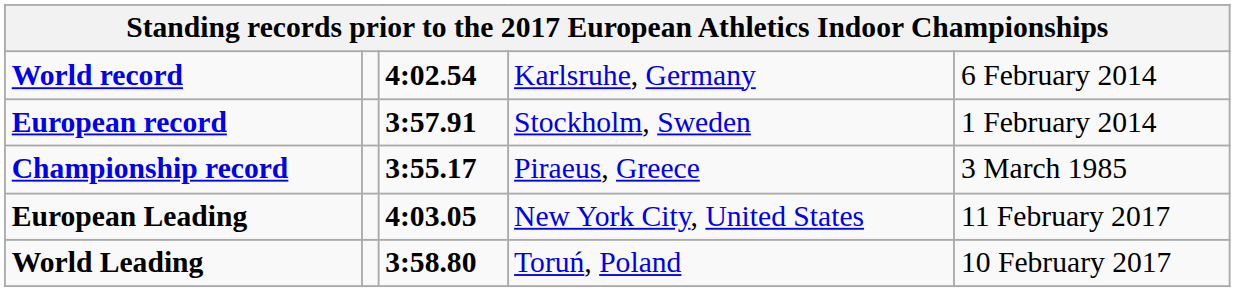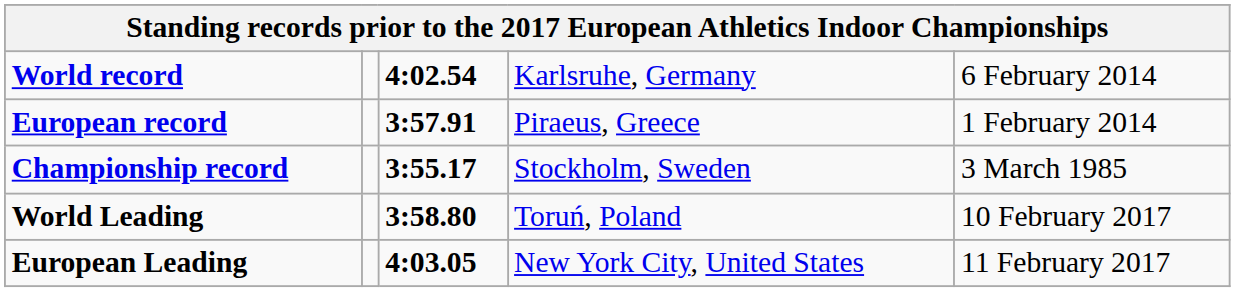(632, 121) Stockholm, Sweden -> (607, 121) Piraeus, Greece
(607, 168) Piraeus, Greece -> (632, 168) Stockholm, Sweden
rows swapped: (108, 262) <-> (129, 215)
